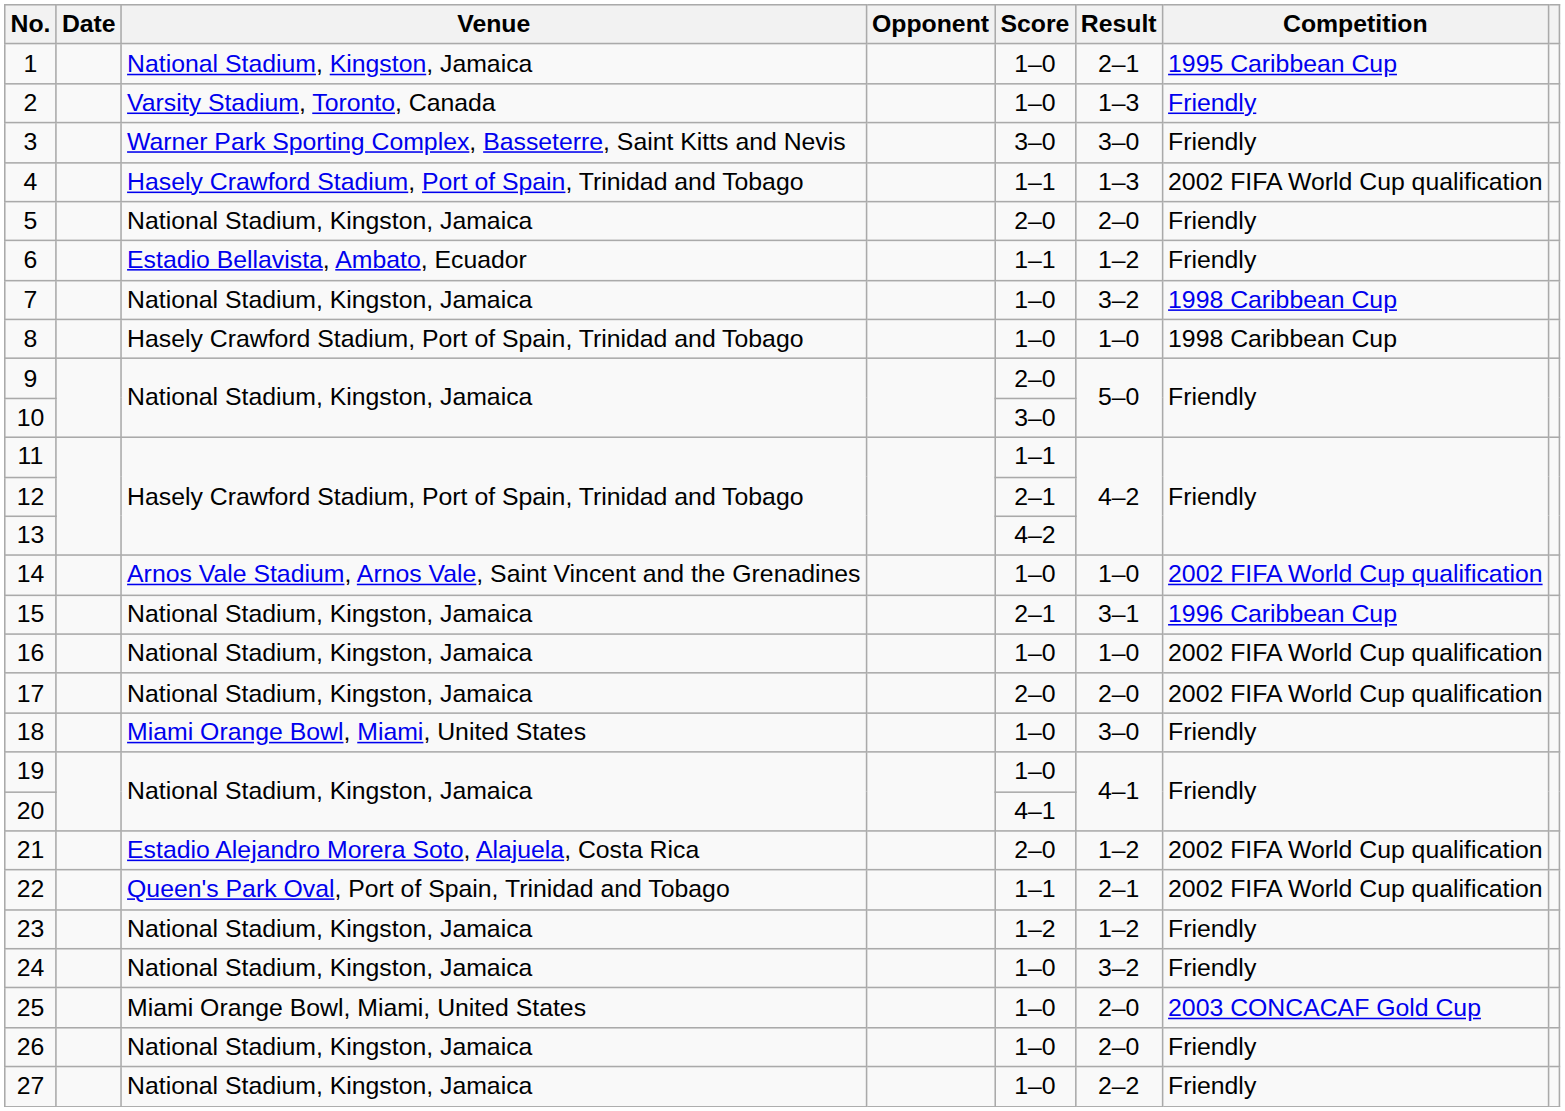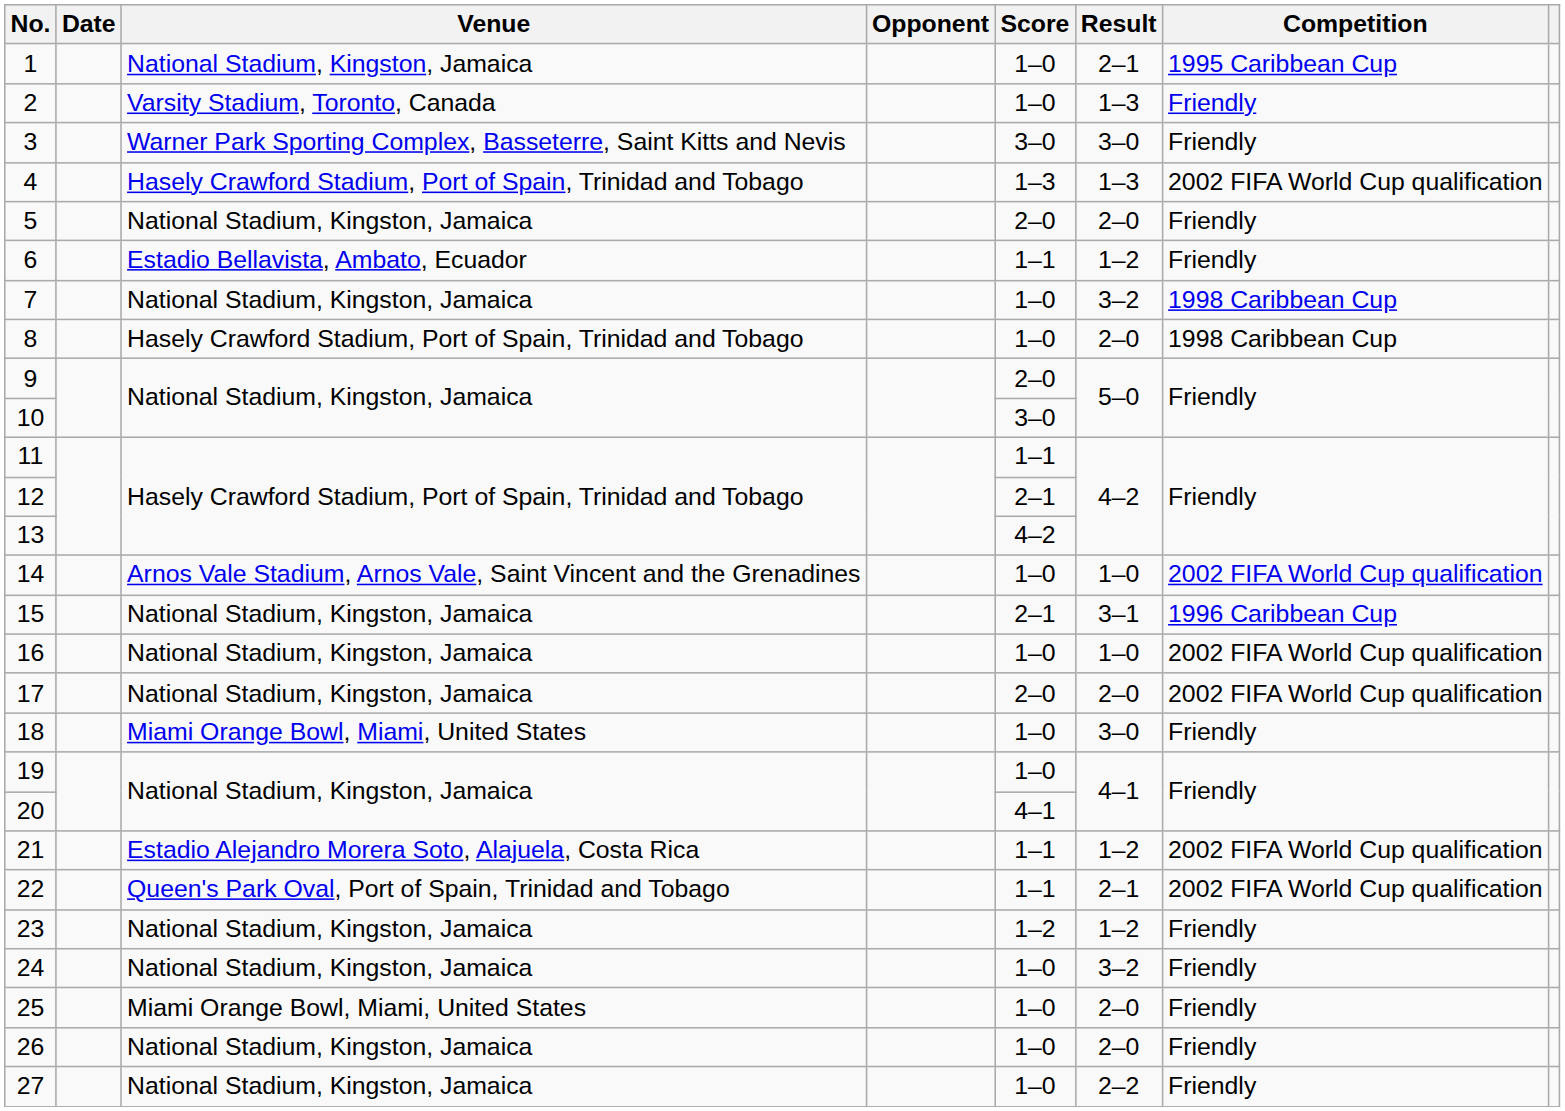(1035, 181) 1–1 -> (1035, 181) 1–3
(1119, 338) 1–0 -> (1119, 338) 2–0
(1035, 850) 2–0 -> (1035, 850) 1–1
(1325, 1007) 2003 CONCACAF Gold Cup -> (1212, 1007) Friendly
